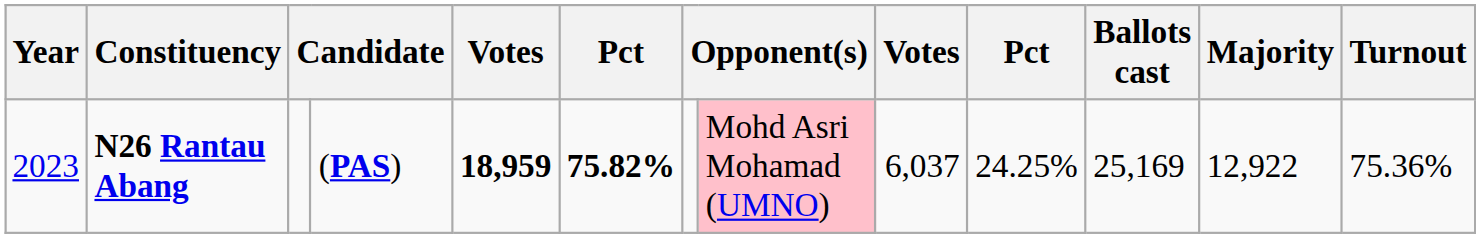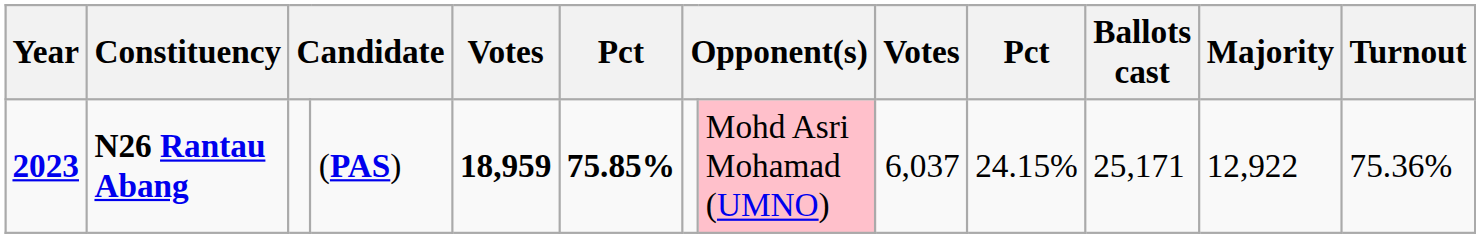(46, 165) normal -> (46, 165) bold
(621, 165) 75.82% -> (621, 165) 75.85%
(1026, 165) 24.25% -> (1026, 165) 24.15%
(1139, 165) 25,169 -> (1139, 165) 25,171
